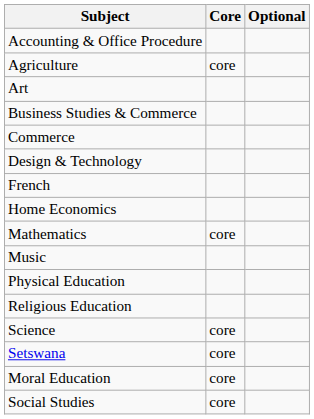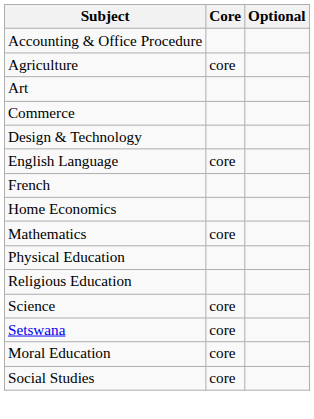- row: (102, 112)
+ row: (63, 161)
- row: (27, 257)
